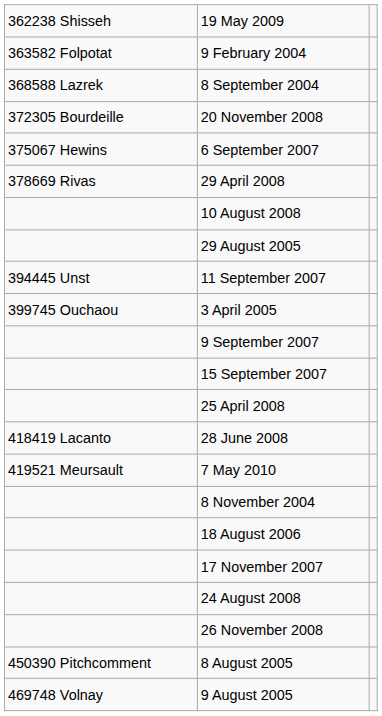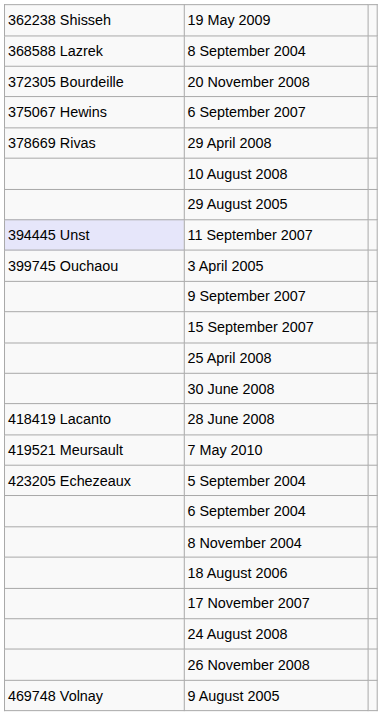- row: (254, 53)
(49, 278) no background -> (49, 235) lavender background
+ row: (231, 389)
+ row: (247, 481)
+ row: (247, 511)
- row: (247, 663)
